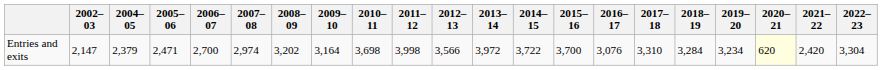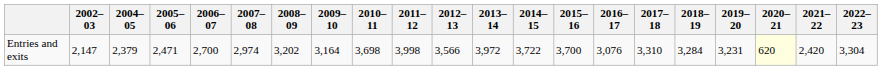(731, 50) 3,234 -> (731, 50) 3,231
